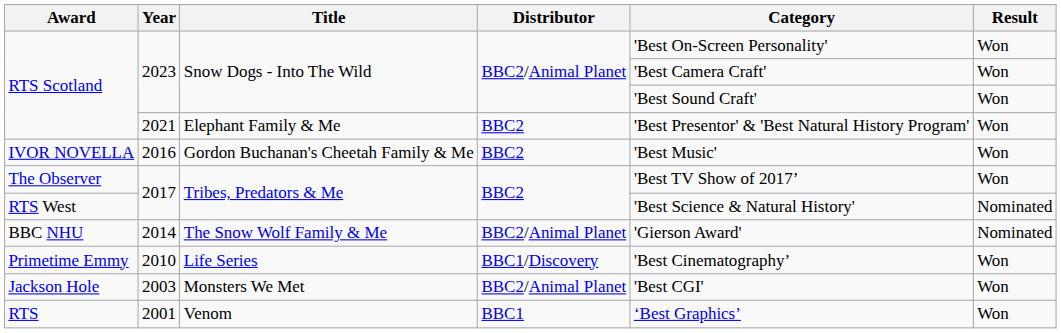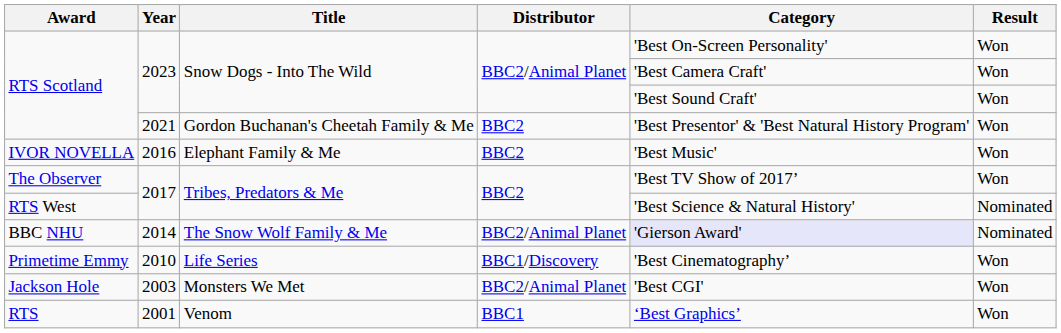(262, 125) Elephant Family & Me -> (329, 125) Gordon Buchanan's Cheetah Family & Me
(329, 152) Gordon Buchanan's Cheetah Family & Me -> (262, 152) Elephant Family & Me
(688, 233) no background -> (688, 233) lavender background
